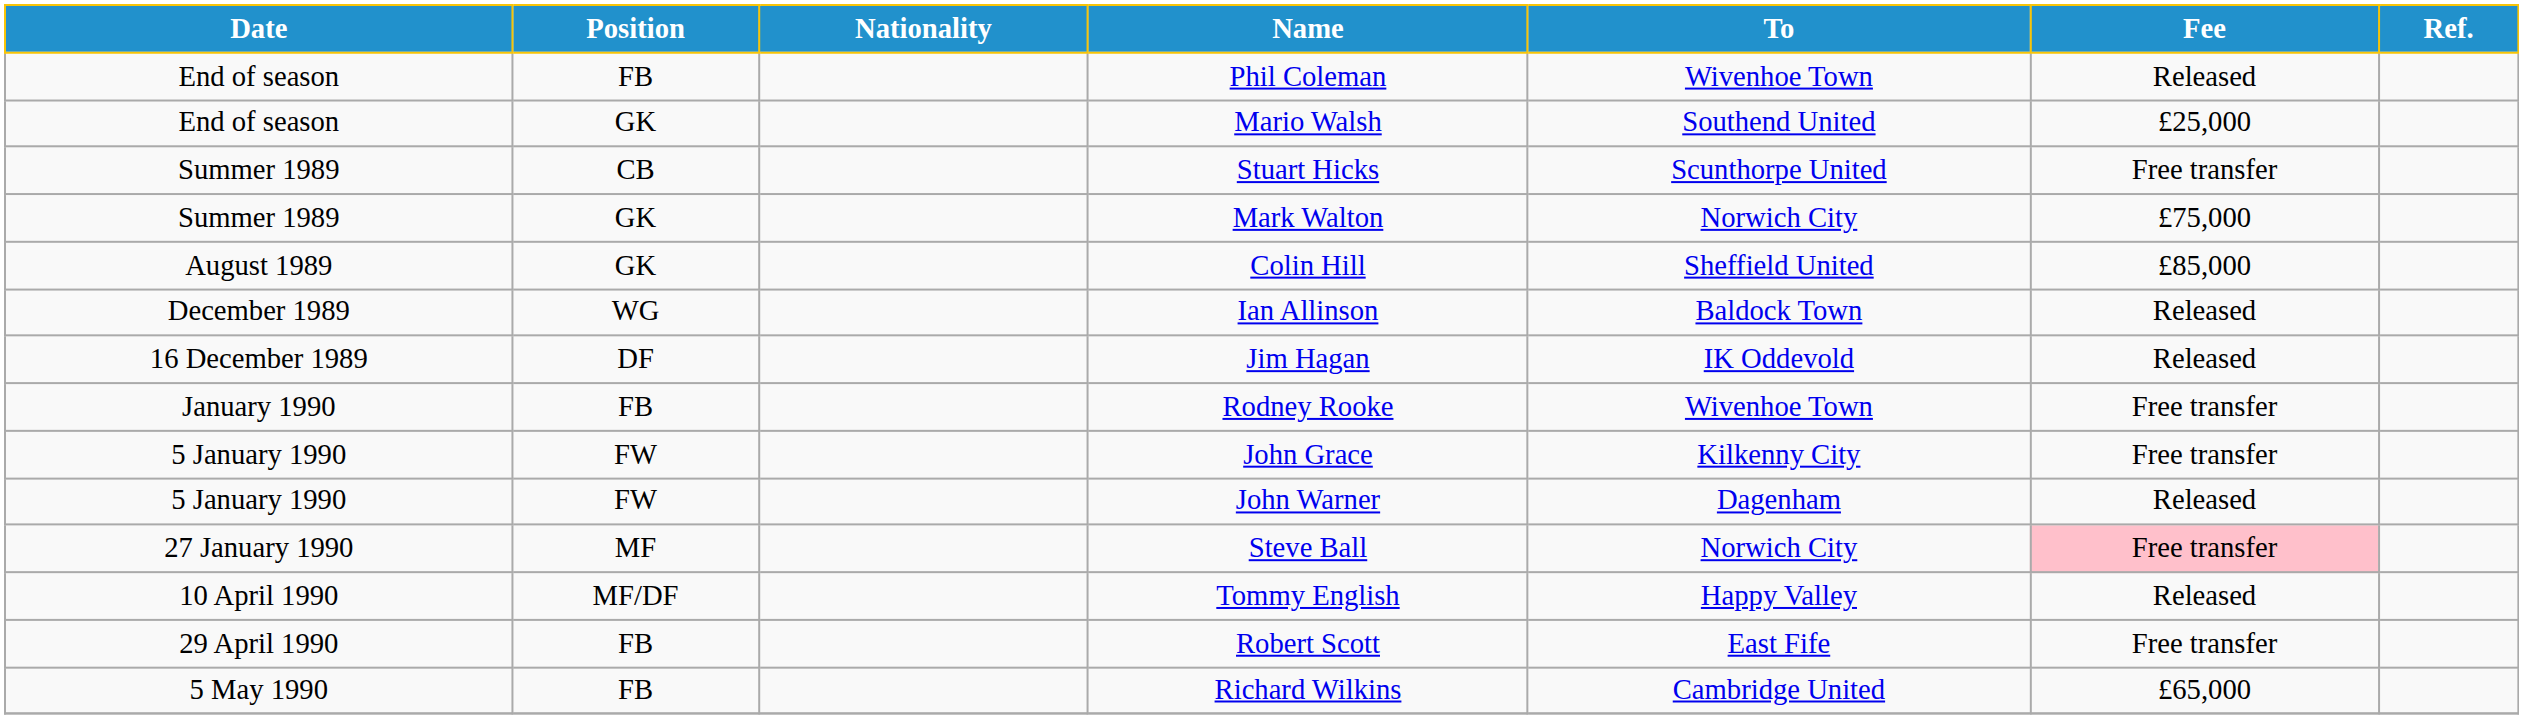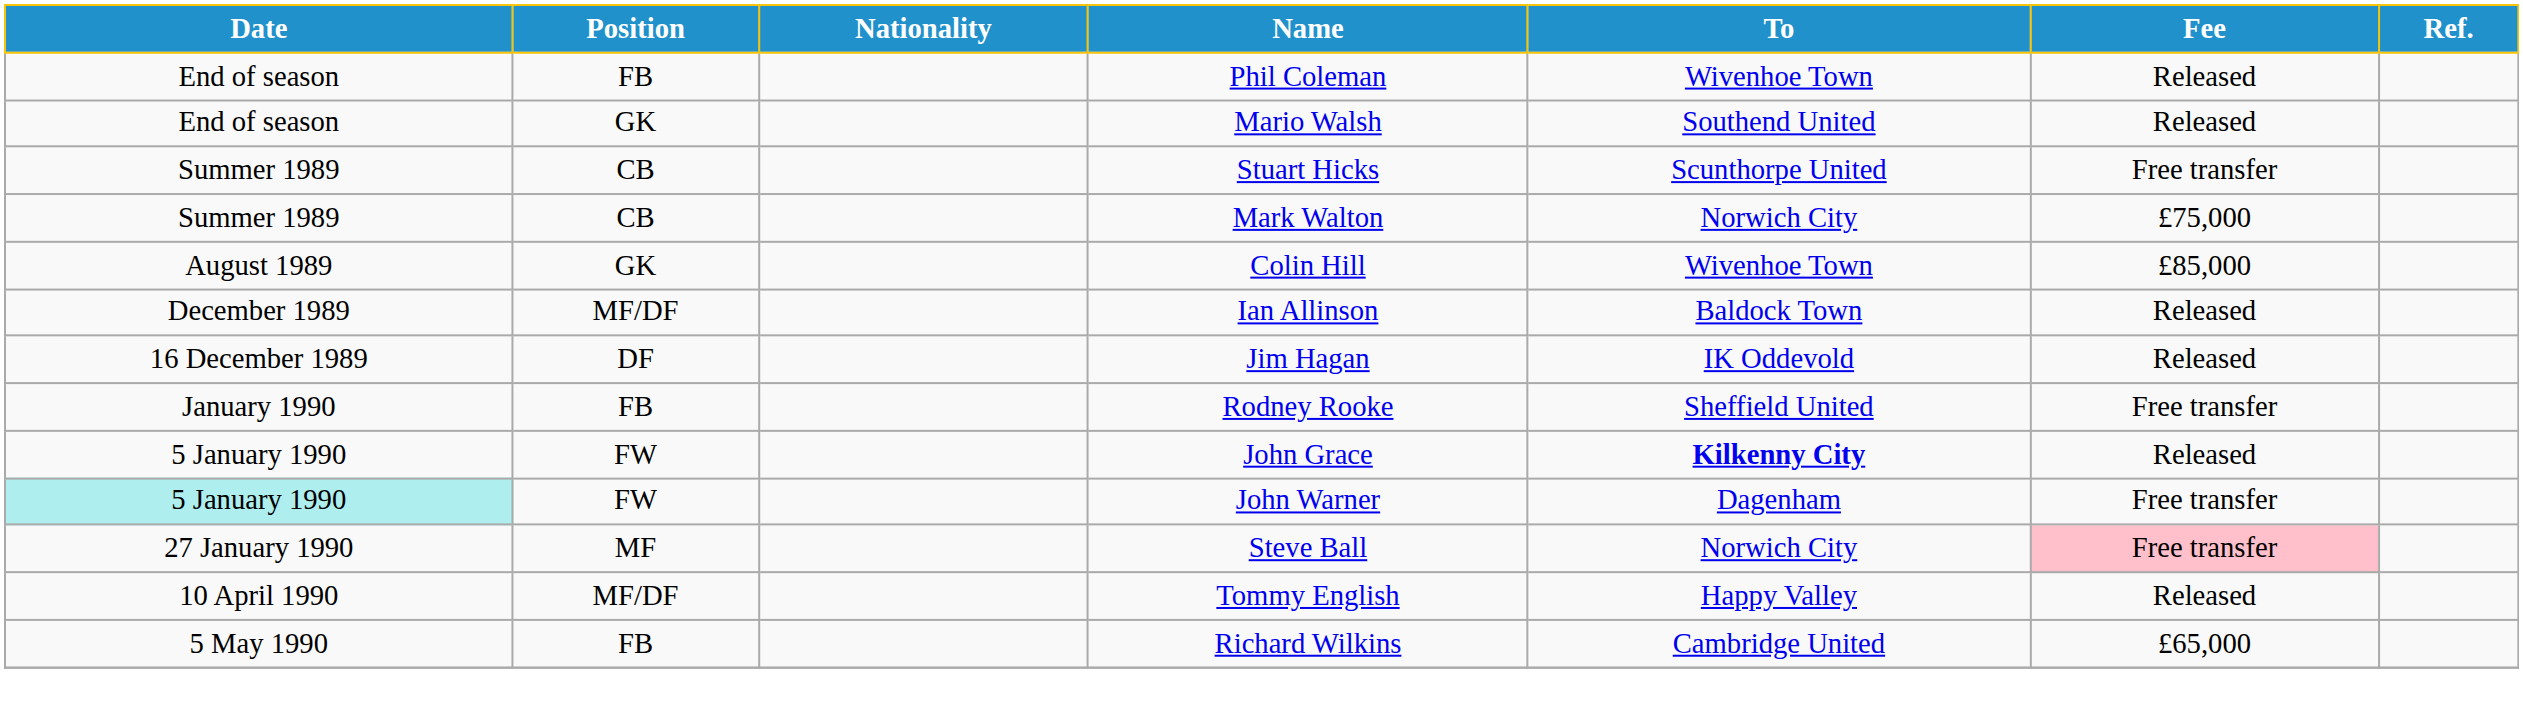(2205, 123) £25,000 -> (2205, 123) Released
(636, 217) GK -> (636, 217) CB
(1779, 264) Sheffield United -> (1779, 264) Wivenhoe Town
(636, 312) WG -> (636, 312) MF/DF
(1779, 406) Wivenhoe Town -> (1779, 406) Sheffield United
(1779, 453) normal -> (1779, 453) bold
(2205, 453) Free transfer -> (2205, 453) Released
(259, 501) no background -> (259, 501) paleturquoise background
(2205, 501) Released -> (2205, 501) Free transfer
- row: (1308, 642)
